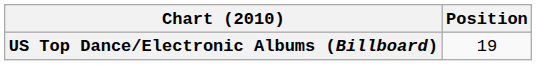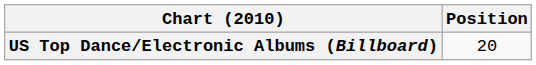(487, 46) 19 -> (487, 46) 20
